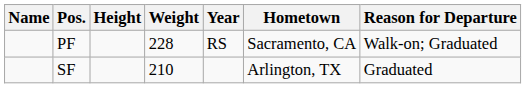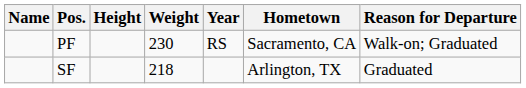(161, 43) 228 -> (161, 43) 230
(161, 69) 210 -> (161, 69) 218
